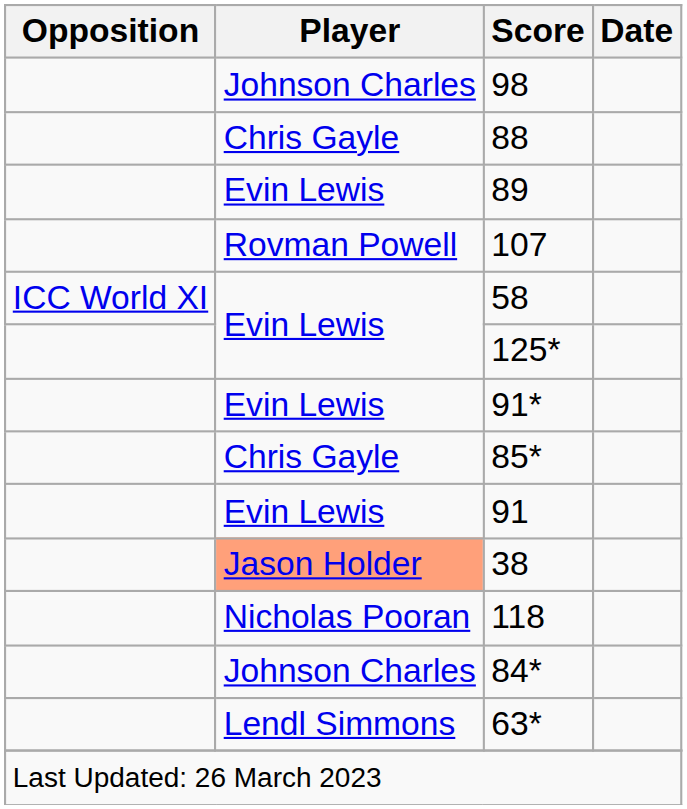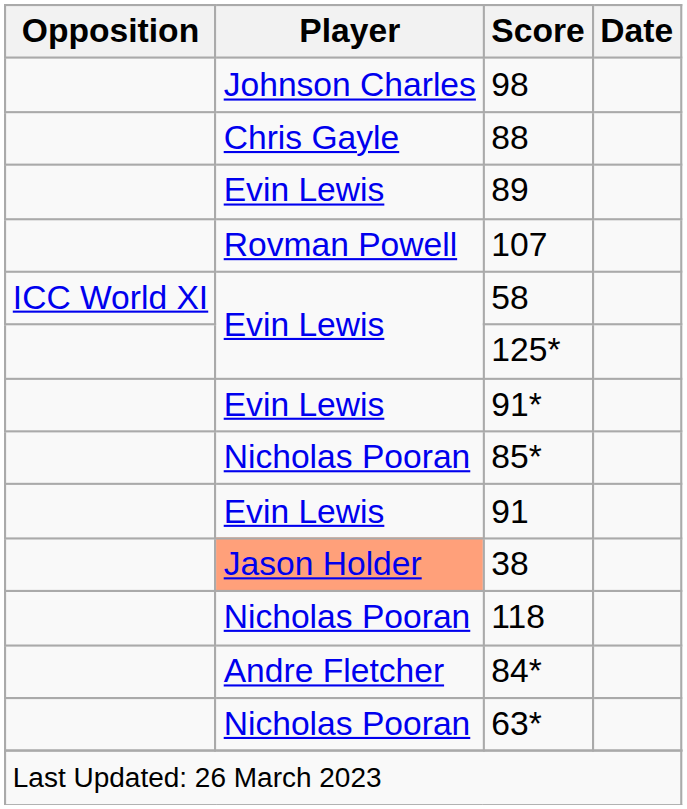(311, 457) Chris Gayle -> (347, 457) Nicholas Pooran
(350, 670) Johnson Charles -> (334, 670) Andre Fletcher
(340, 723) Lendl Simmons -> (347, 723) Nicholas Pooran
